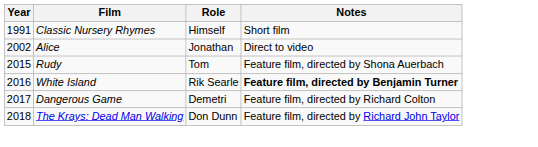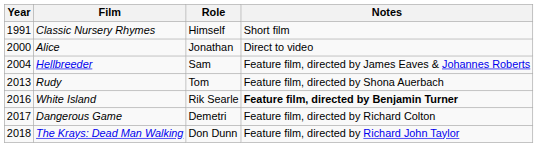(19, 47) 2002 -> (19, 47) 2000
+ row: (64, 64)
(19, 64) 2015 -> (19, 82) 2013
